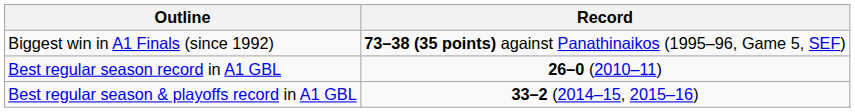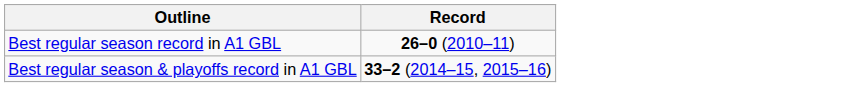- row: (141, 43)
